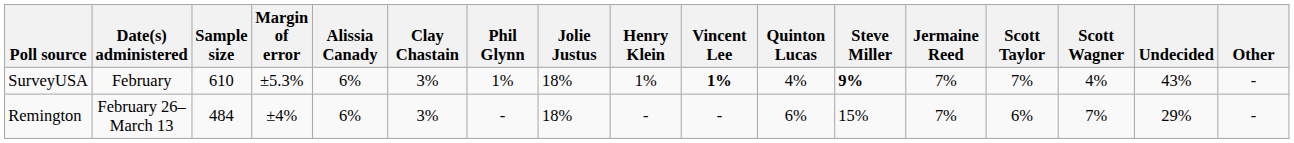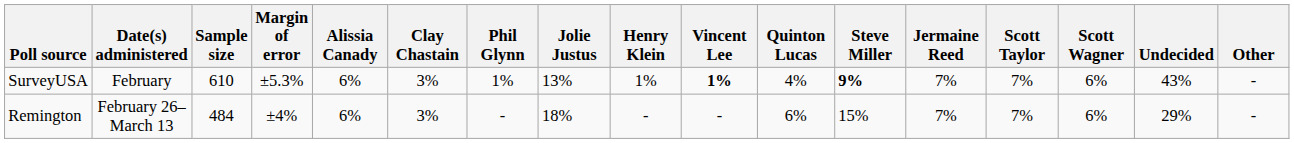(557, 80) 18% -> (557, 80) 13%
(1096, 80) 4% -> (1096, 80) 6%
(1022, 116) 6% -> (1022, 116) 7%
(1096, 116) 7% -> (1096, 116) 6%
